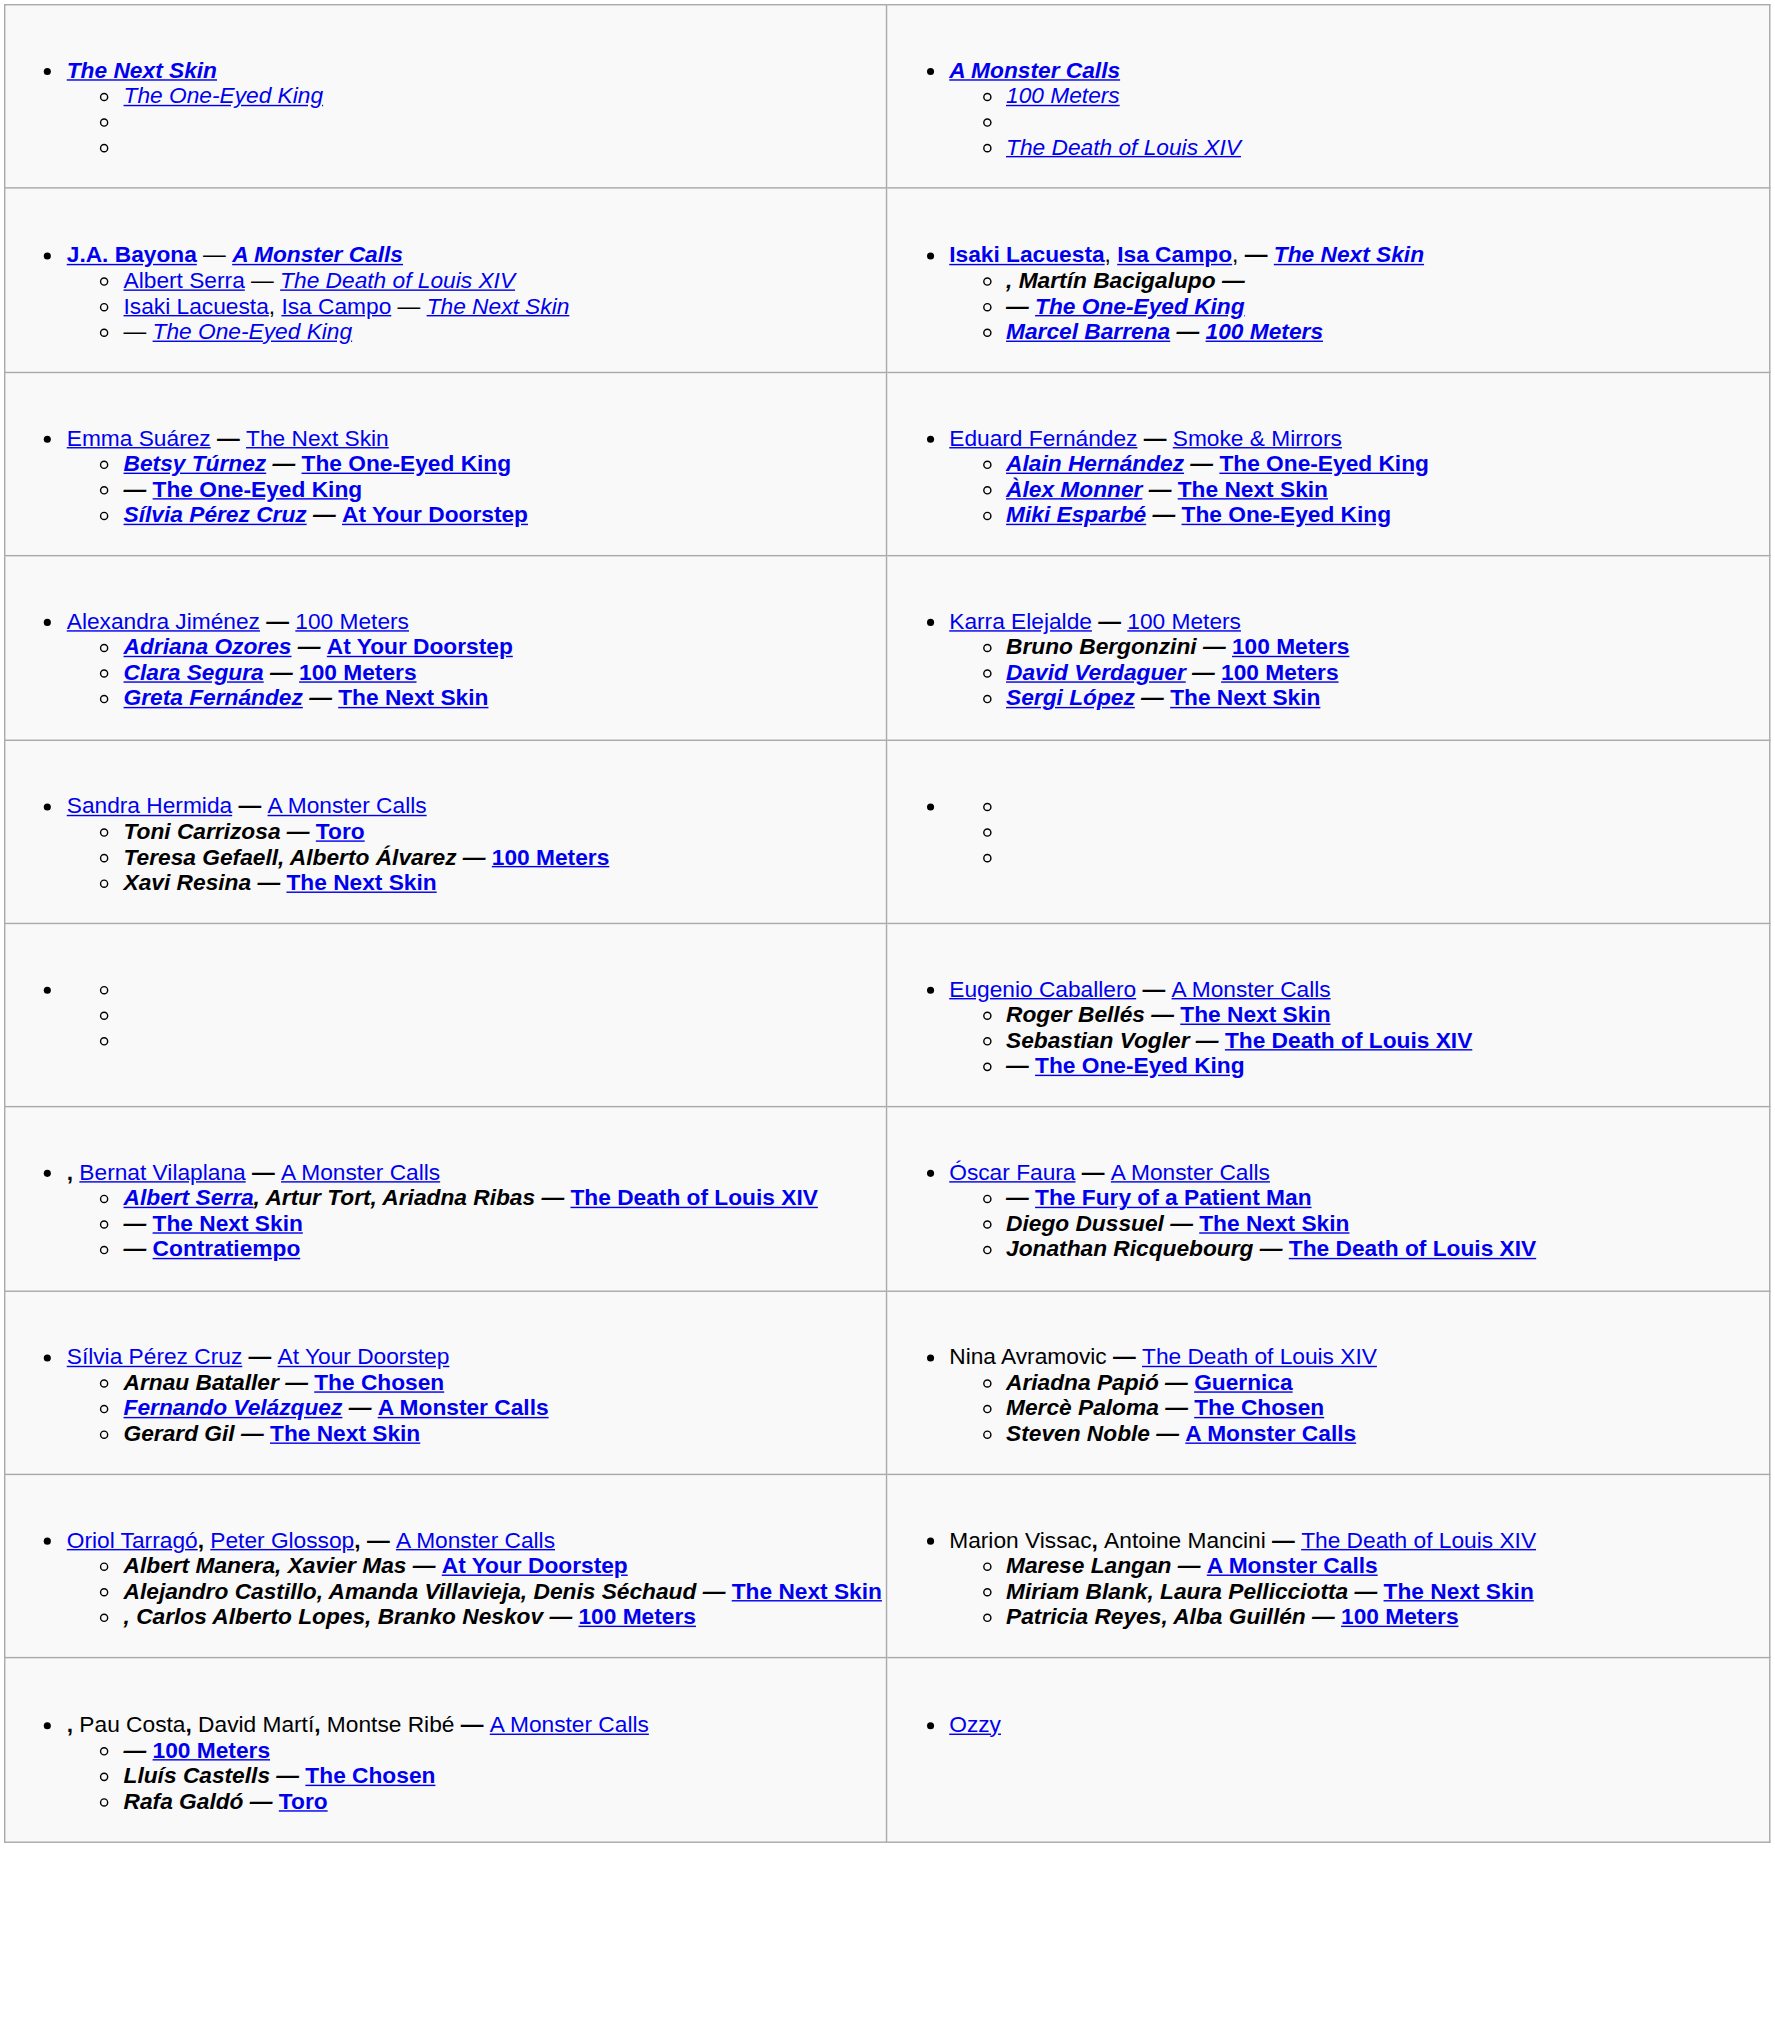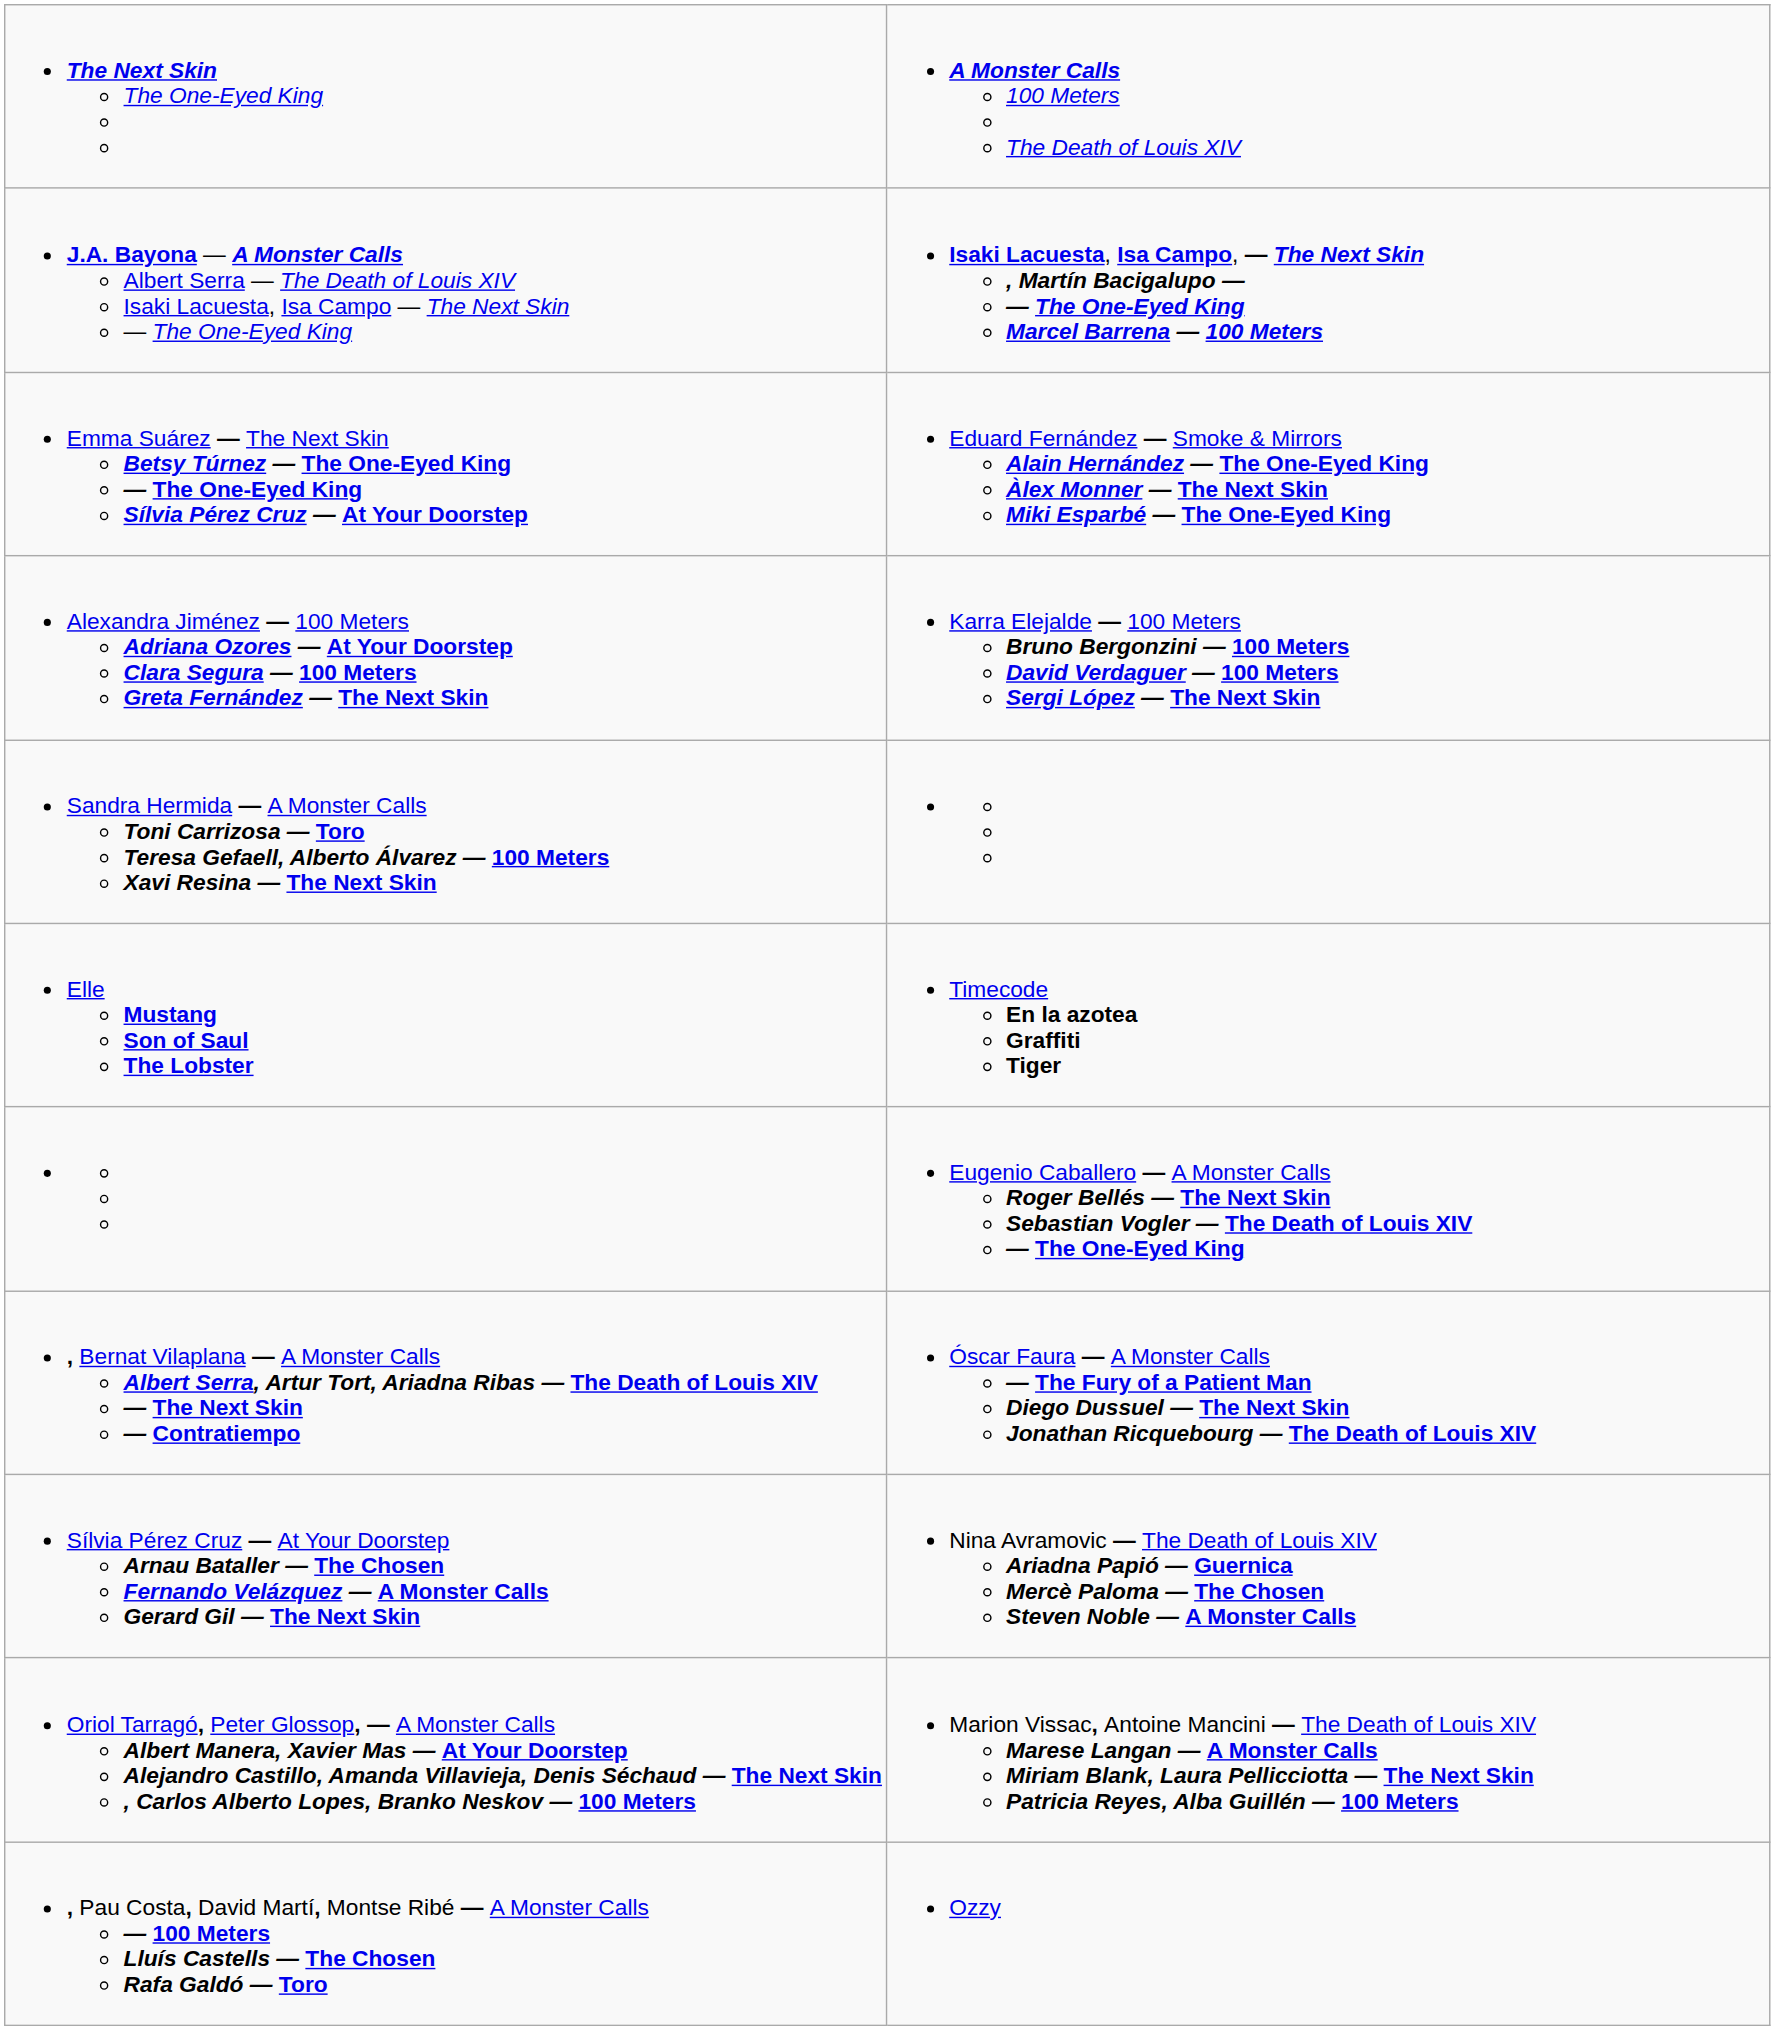+ row: (446, 1028)
